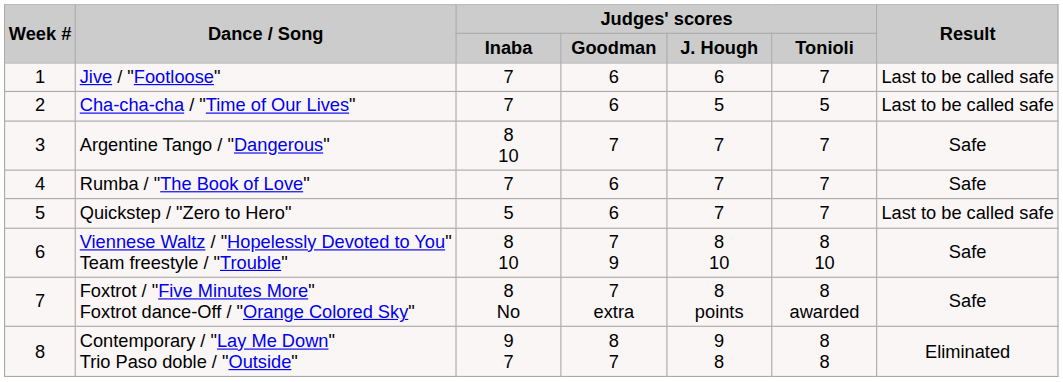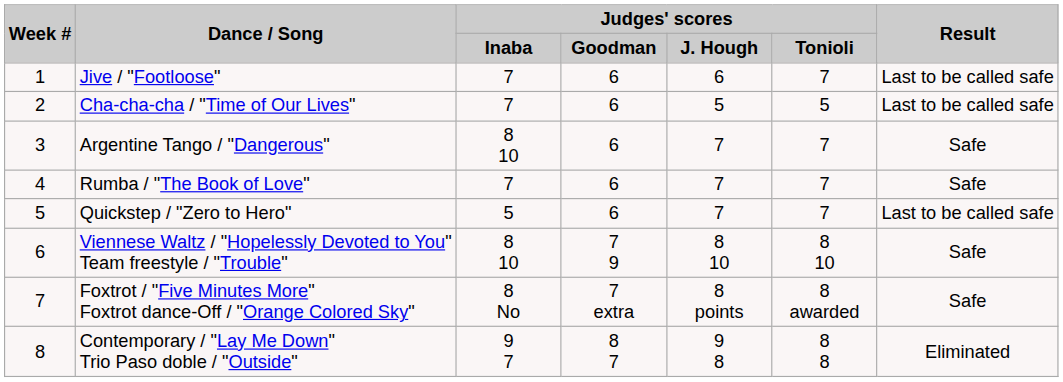(614, 145) 7 -> (614, 145) 6
